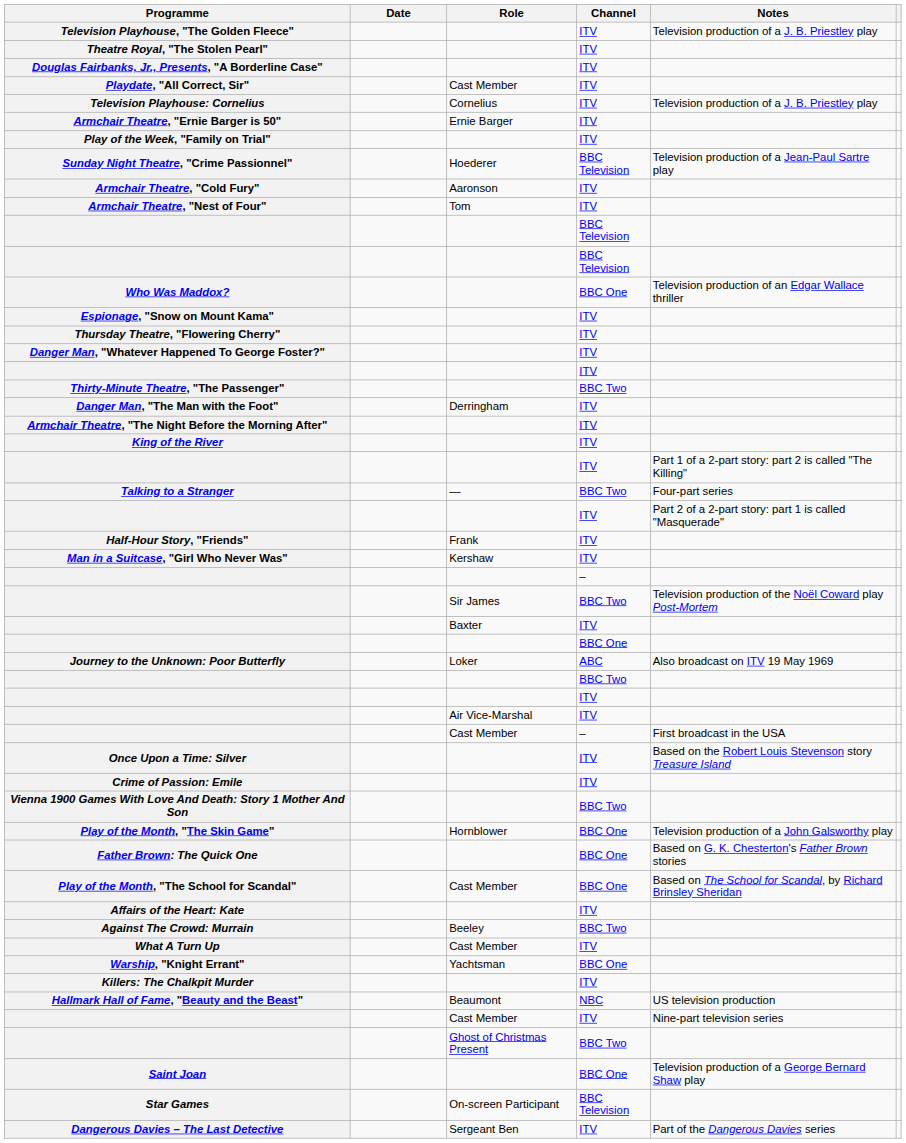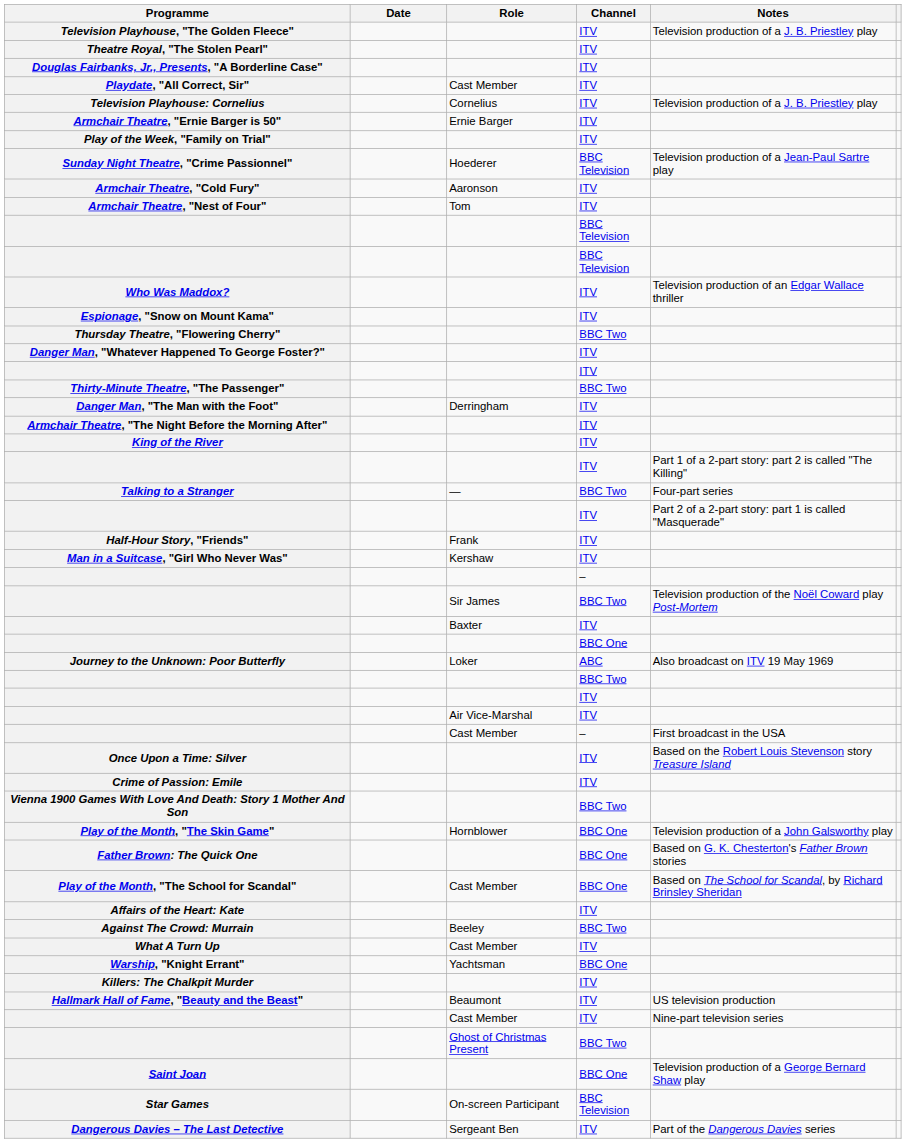(603, 292) BBC One -> (588, 292) ITV
(588, 334) ITV -> (603, 334) BBC Two
(591, 1000) NBC -> (588, 1000) ITV
